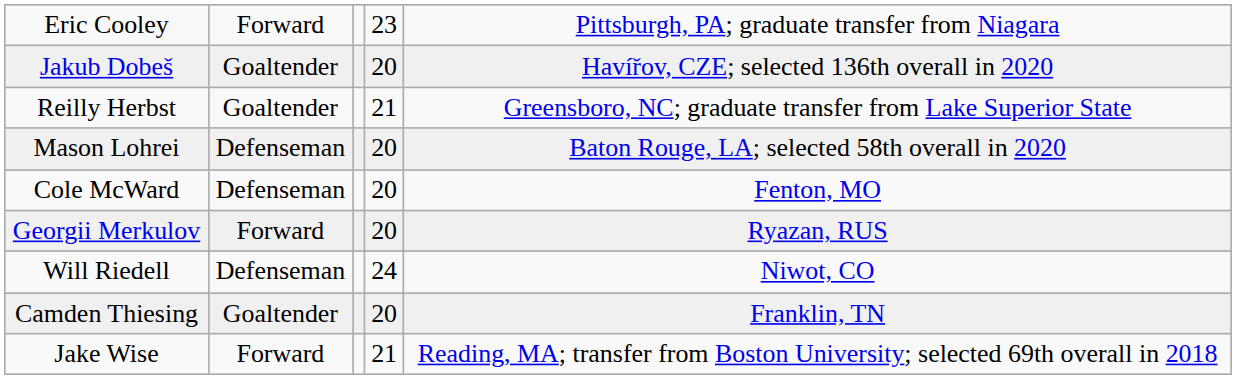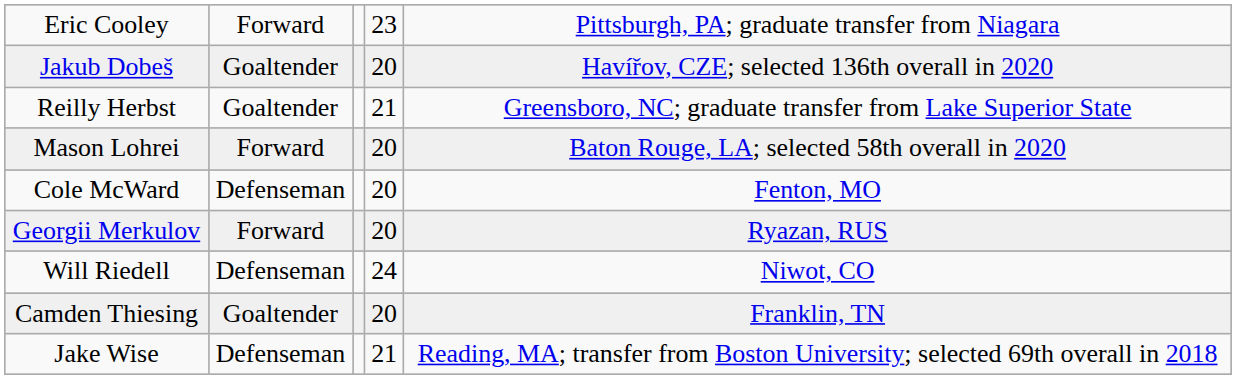(280, 148) Defenseman -> (280, 148) Forward
(280, 353) Forward -> (280, 353) Defenseman
